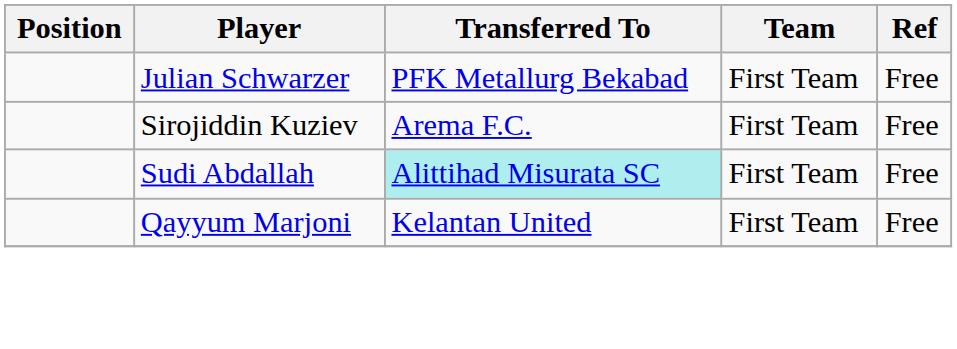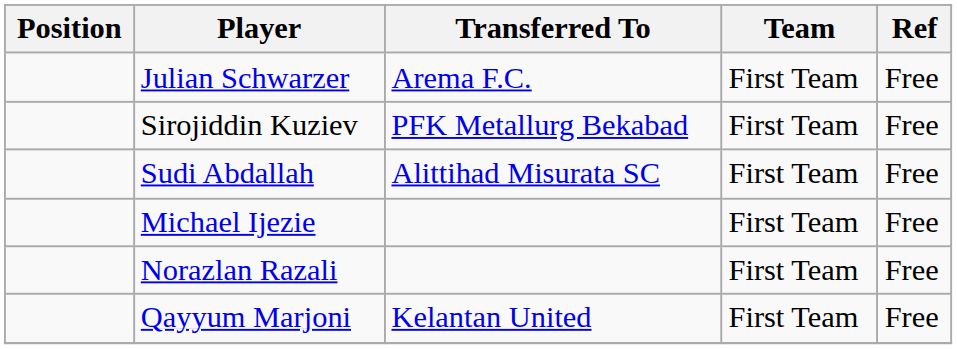(540, 76) PFK Metallurg Bekabad -> (462, 76) Arema F.C.
(462, 125) Arema F.C. -> (540, 125) PFK Metallurg Bekabad
(526, 173) paleturquoise background -> (526, 173) no background
+ row: (228, 221)
+ row: (239, 269)
